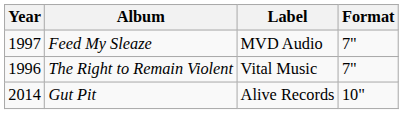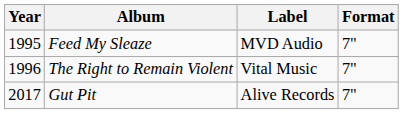(25, 43) 1997 -> (25, 43) 1995
(25, 95) 2014 -> (25, 95) 2017
(353, 95) 10" -> (349, 95) 7"
